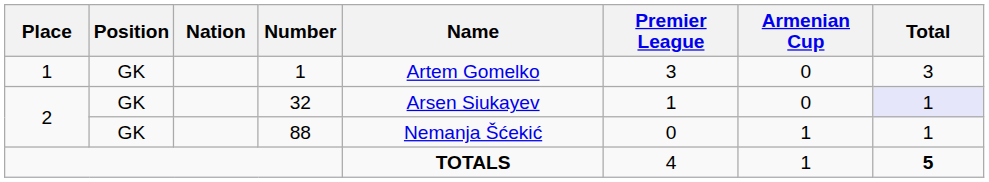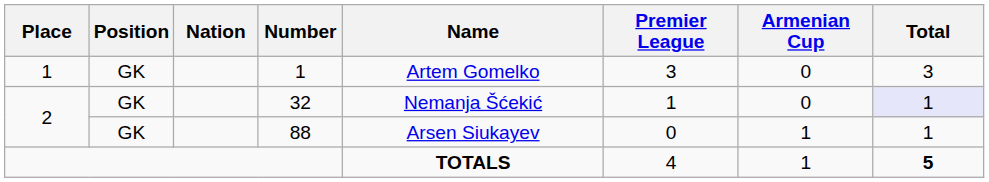(473, 102) Arsen Siukayev -> (473, 102) Nemanja Šćekić
(473, 132) Nemanja Šćekić -> (473, 132) Arsen Siukayev
